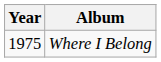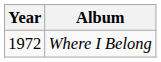(25, 43) 1975 -> (25, 43) 1972
